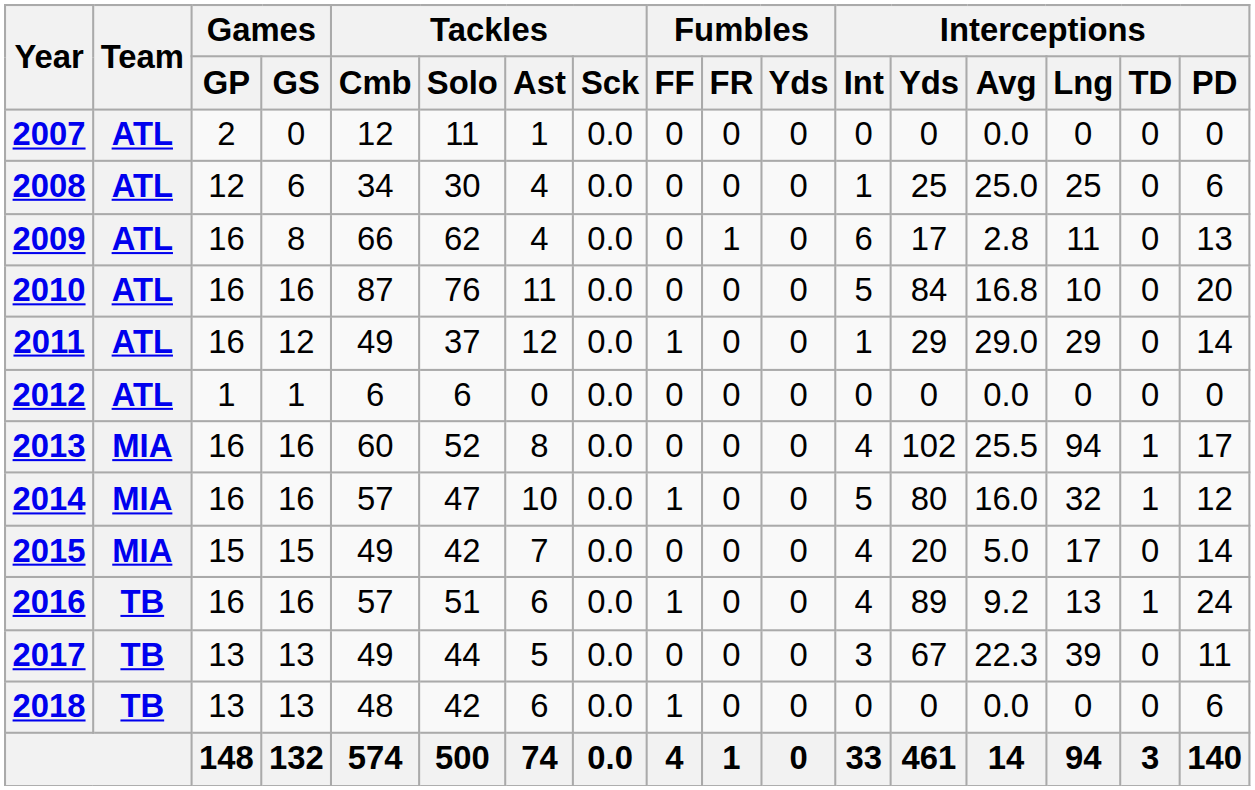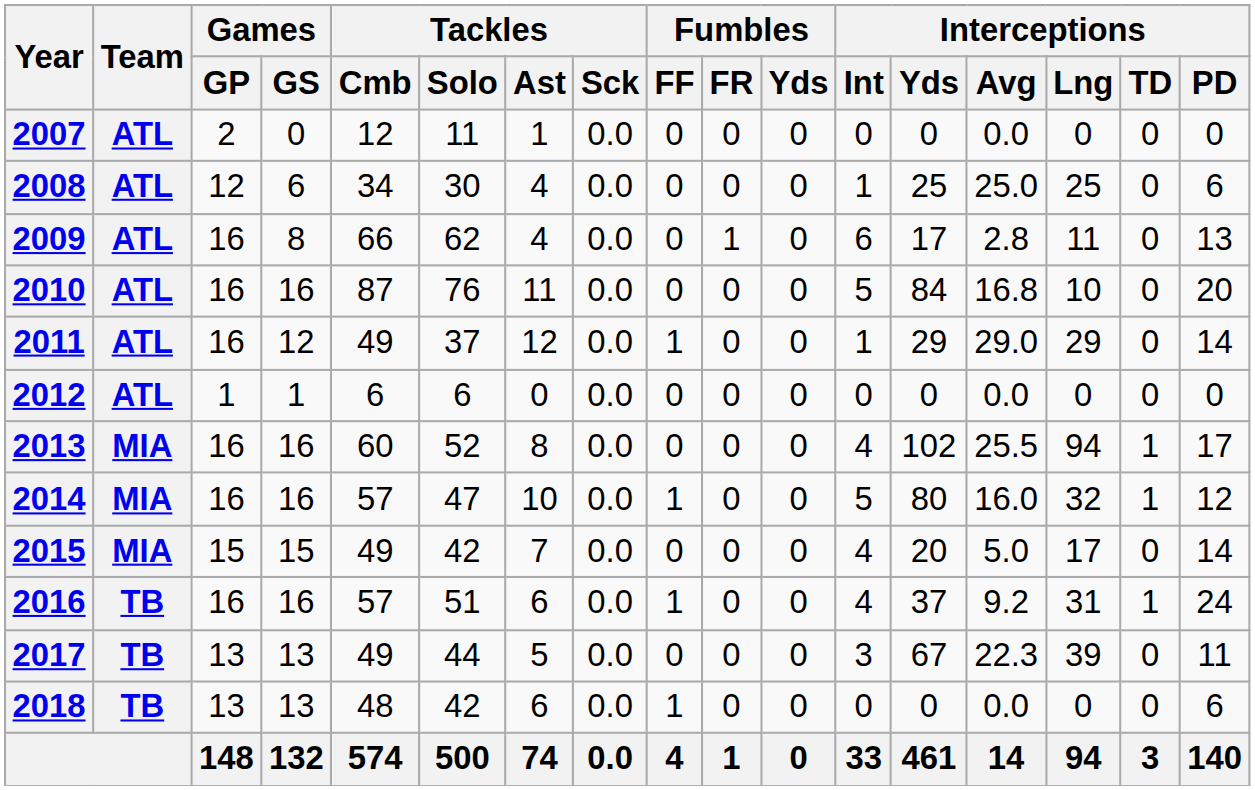(929, 602) 89 -> (929, 602) 37
(1083, 602) 13 -> (1083, 602) 31
